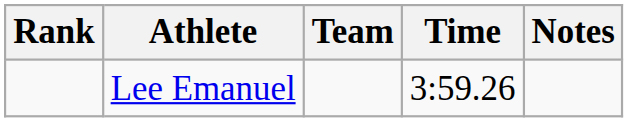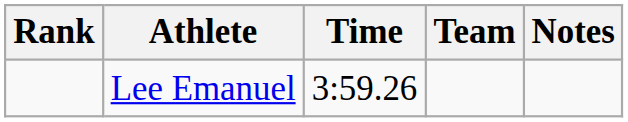columns swapped: (353, 32) <-> (463, 32)
